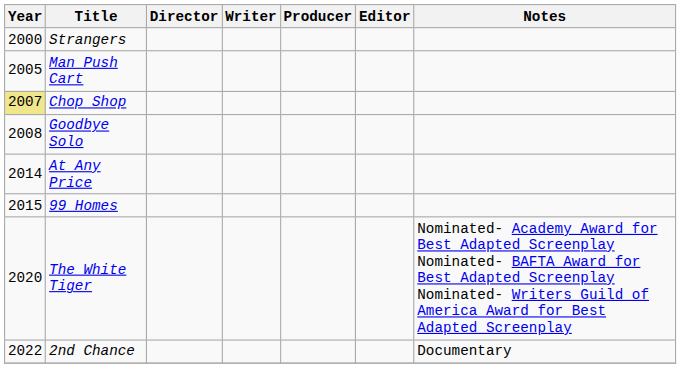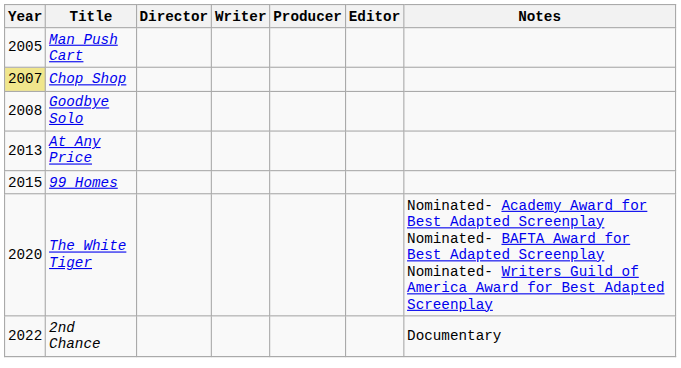- row: (88, 40)
(25, 174) 2014 -> (25, 151) 2013
